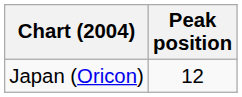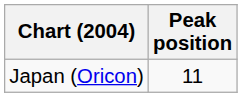(193, 75) 12 -> (193, 75) 11
